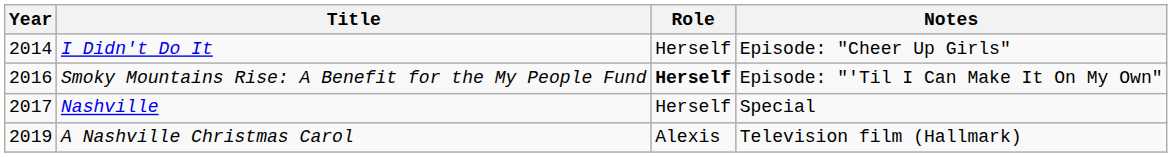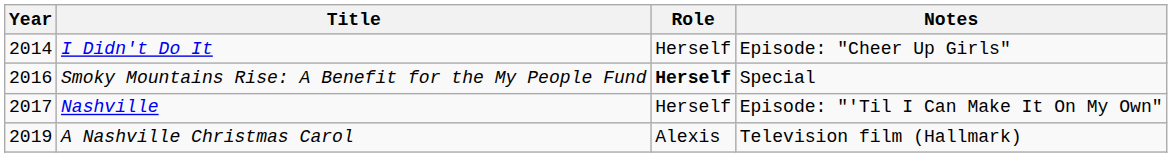(951, 78) Episode: "'Til I Can Make It On My Own" -> (778, 78) Special
(778, 108) Special -> (951, 108) Episode: "'Til I Can Make It On My Own"
